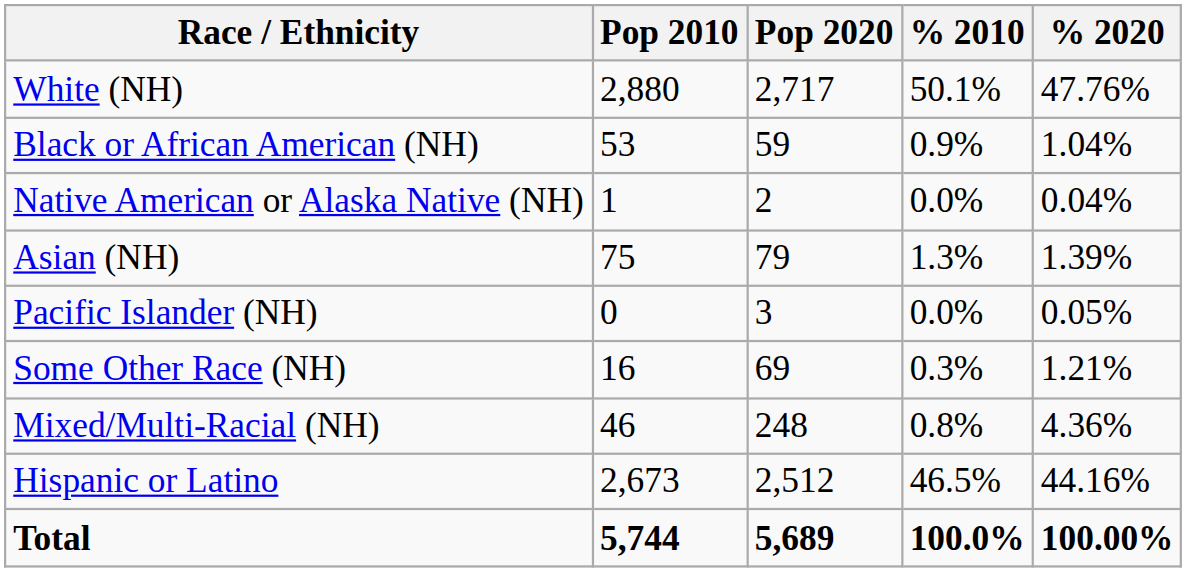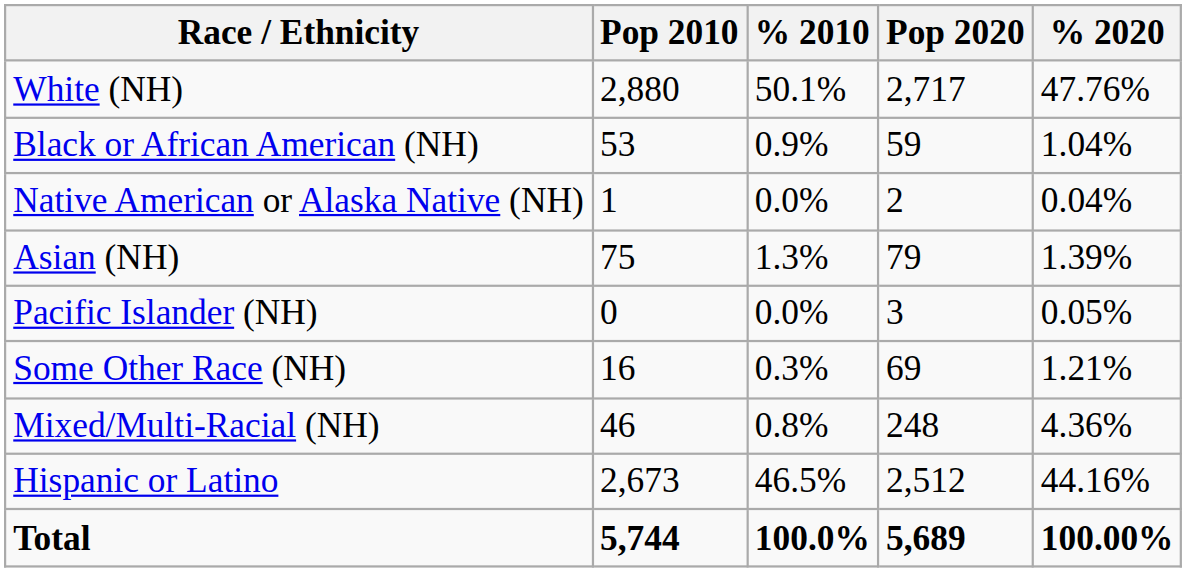columns swapped: (824, 32) <-> (967, 32)
